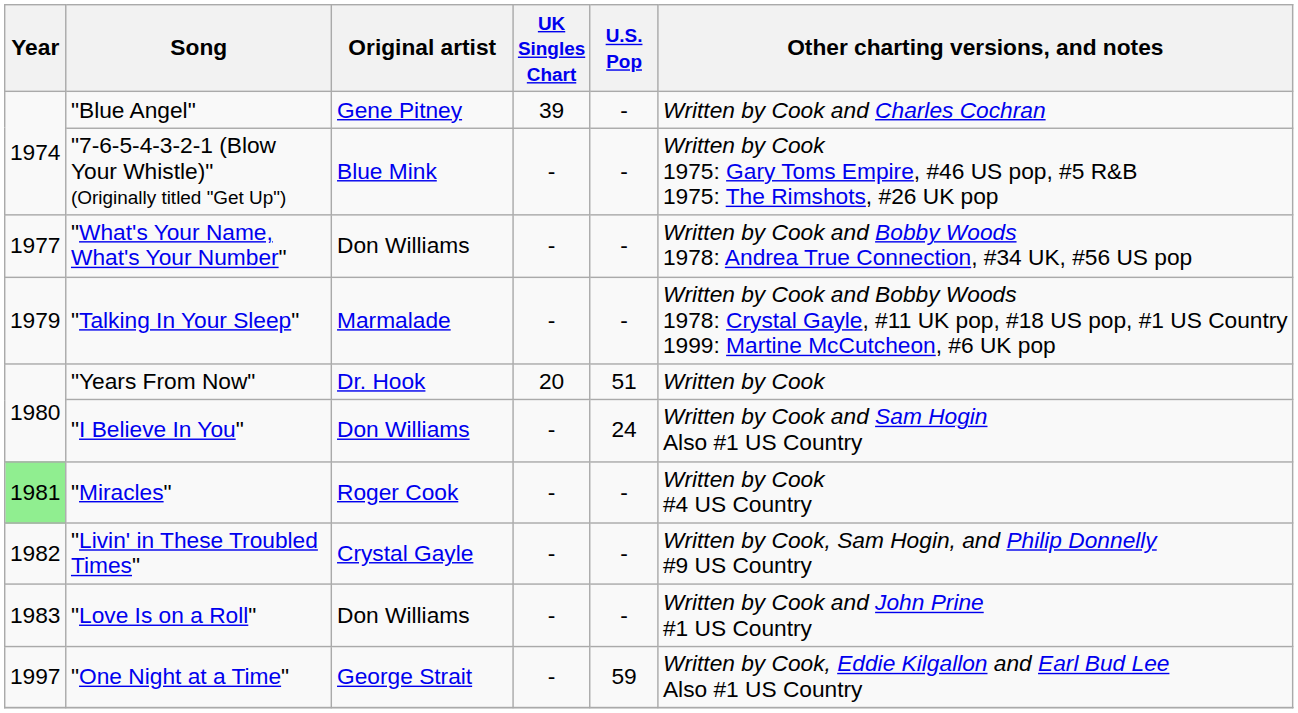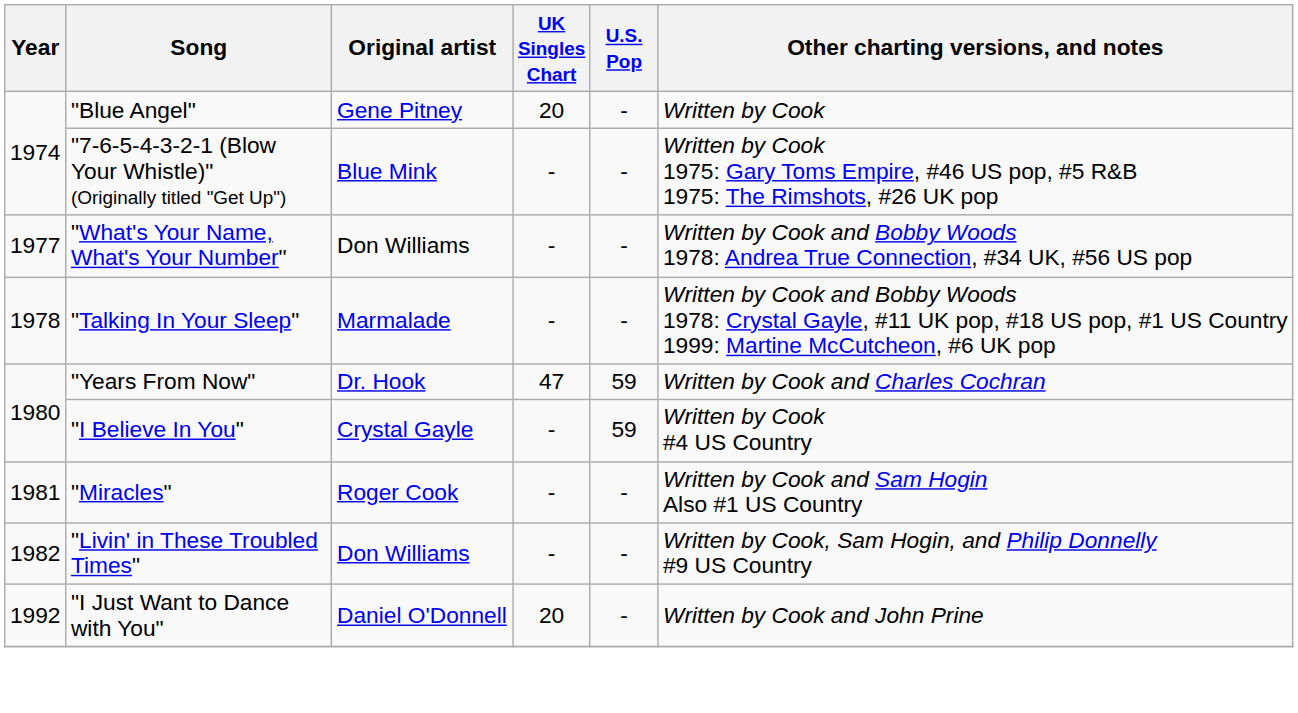(552, 109) 39 -> (552, 109) 20
(854, 109) Written by Cook and Charles Cochran -> (744, 109) Written by Cook
(35, 320) 1979 -> (35, 320) 1978
(552, 381) 20 -> (552, 381) 47
(624, 381) 51 -> (624, 381) 59
(744, 381) Written by Cook -> (854, 381) Written by Cook and Charles Cochran
(403, 430) Don Williams -> (405, 430) Crystal Gayle
(624, 430) 24 -> (624, 430) 59
(825, 430) Written by Cook and Sam Hogin Also #1 US Country -> (744, 430) Written by Cook #4 US Country
(35, 492) lightgreen background -> (35, 492) no background
(744, 492) Written by Cook #4 US Country -> (825, 492) Written by Cook and Sam Hogin Also #1 US Country
(405, 553) Crystal Gayle -> (403, 553) Don Williams
- row: (164, 615)
+ row: (180, 615)
- row: (180, 676)
